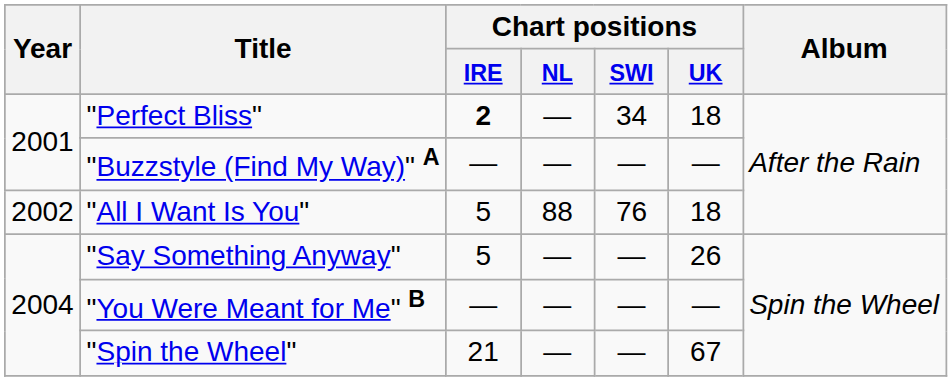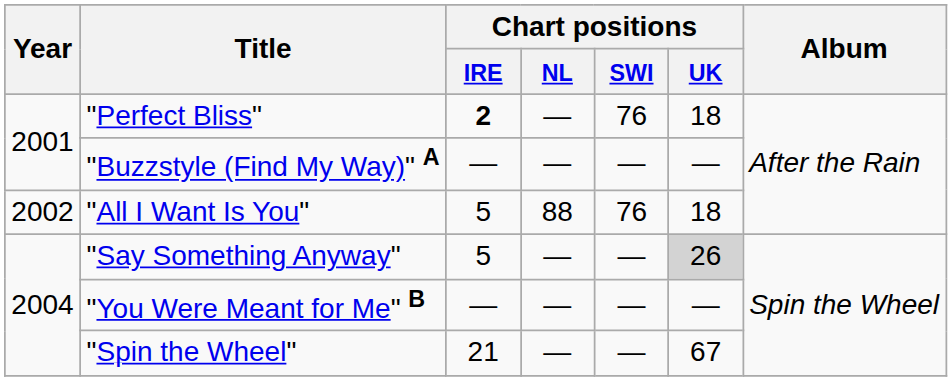(631, 115) 34 -> (631, 115) 76
(706, 256) no background -> (706, 256) lightgrey background
